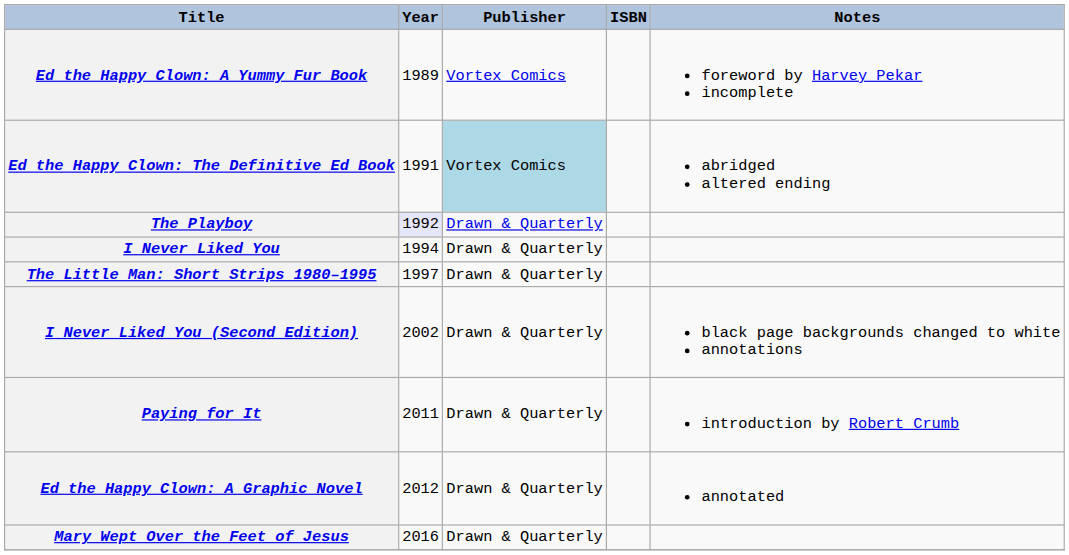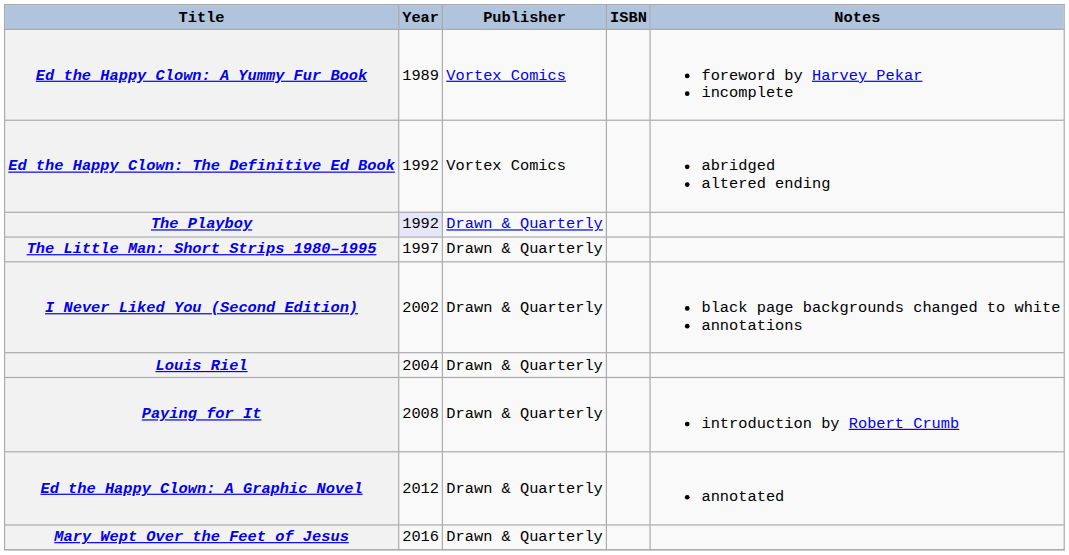(421, 166) 1991 -> (421, 166) 1992
(506, 166) lightblue background -> (506, 166) no background
- row: (202, 249)
+ row: (202, 365)
(421, 415) 2011 -> (421, 415) 2008
